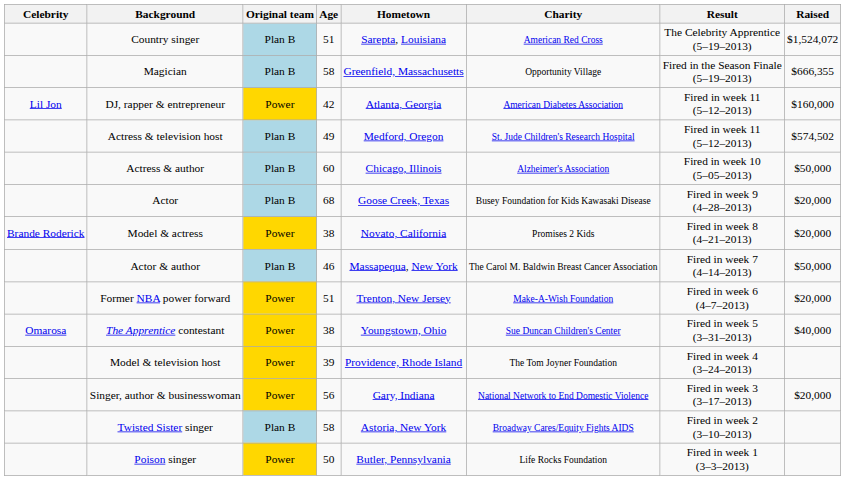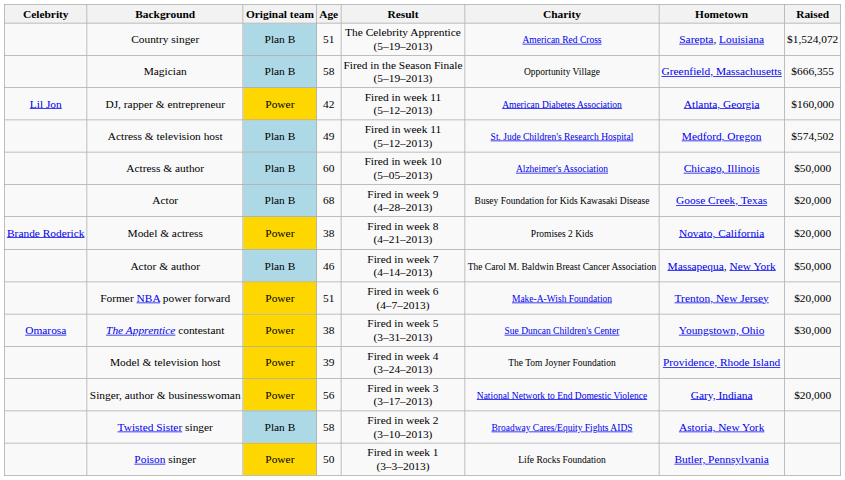columns swapped: (404, 14) <-> (722, 14)
(813, 330) $40,000 -> (813, 330) $30,000
